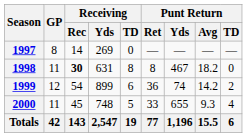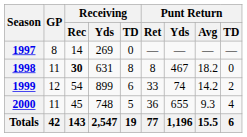(153, 86) 36 -> (153, 86) 33
(153, 104) 33 -> (153, 104) 36
